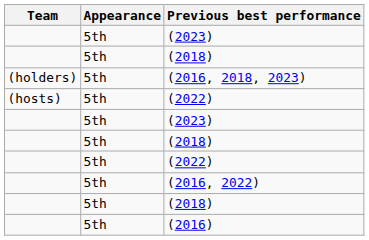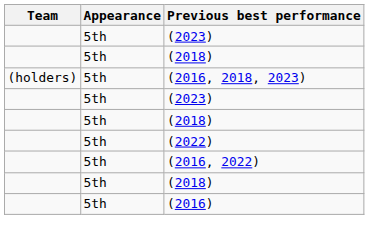- row: (35, 99)
